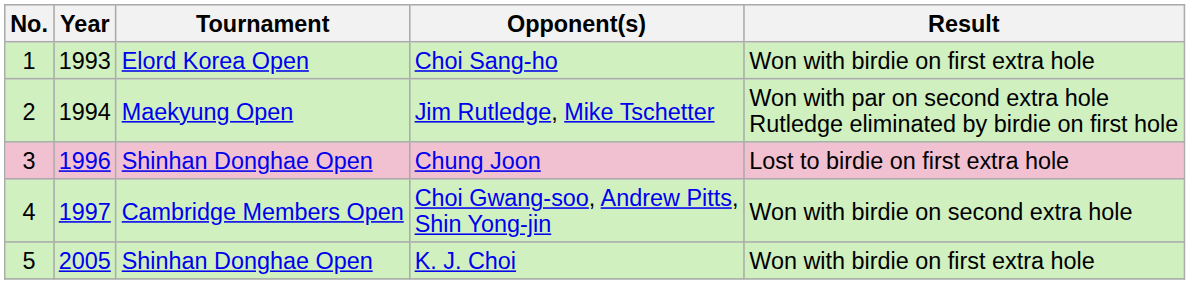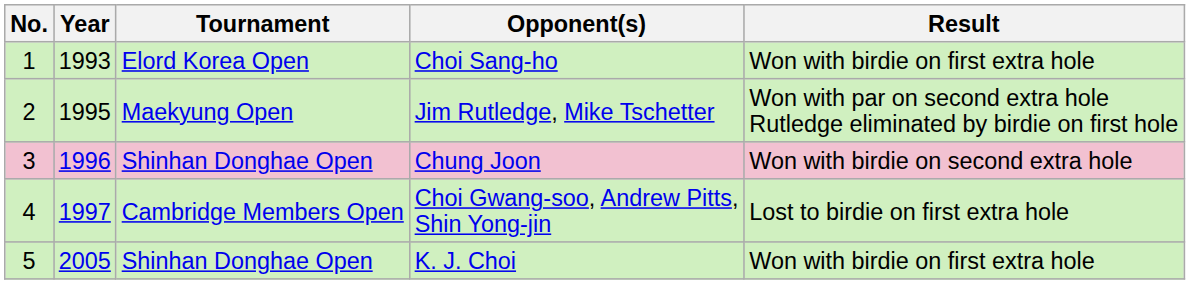(85, 111) 1994 -> (85, 111) 1995
(909, 161) Lost to birdie on first extra hole -> (941, 161) Won with birdie on second extra hole
(941, 211) Won with birdie on second extra hole -> (909, 211) Lost to birdie on first extra hole
